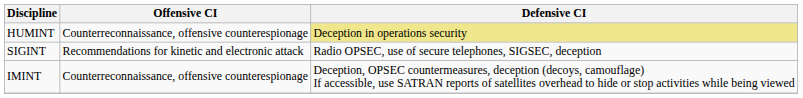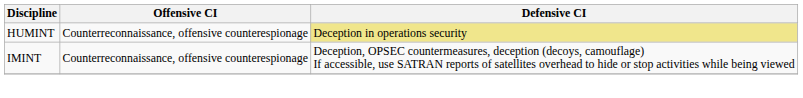- row: (27, 51)
